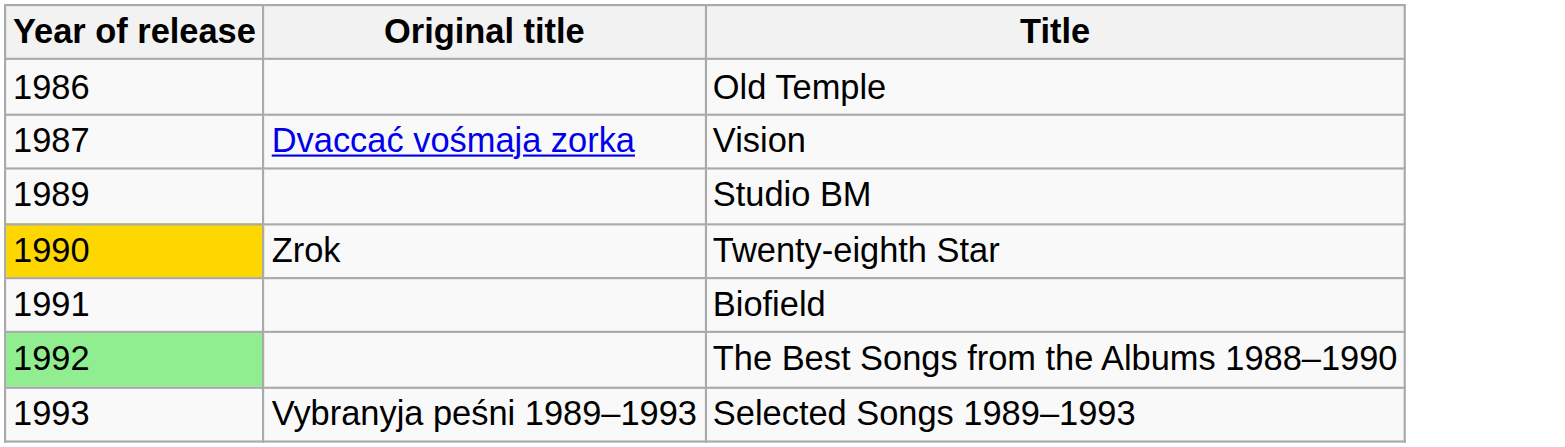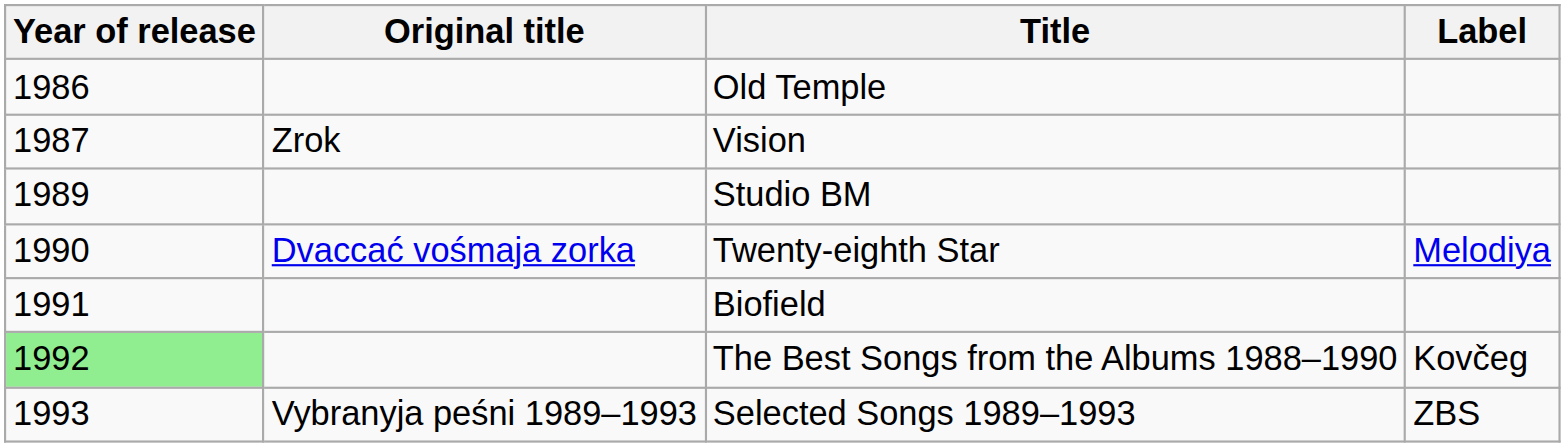+ column: (1482, 31)
(453, 140) Dvaccać vośmaja zorka -> (306, 140) Zrok
(51, 250) gold background -> (51, 250) no background
(306, 250) Zrok -> (453, 250) Dvaccać vośmaja zorka
